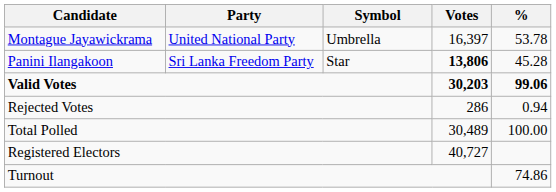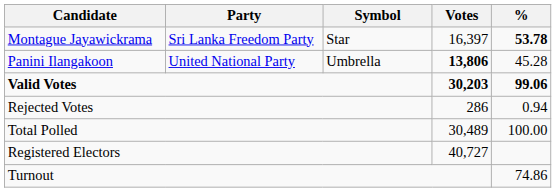(232, 38) United National Party -> (241, 38) Sri Lanka Freedom Party
(353, 38) Umbrella -> (338, 38) Star
(531, 38) normal -> (531, 38) bold
(241, 61) Sri Lanka Freedom Party -> (232, 61) United National Party
(338, 61) Star -> (353, 61) Umbrella
